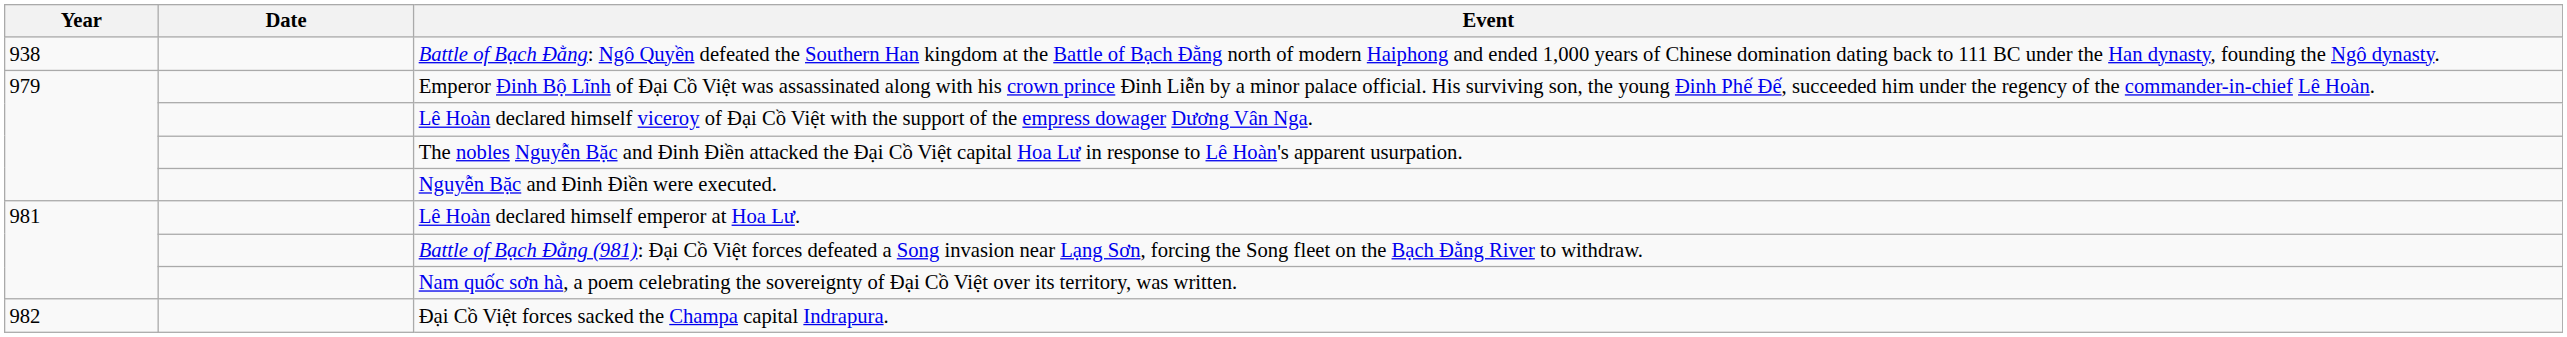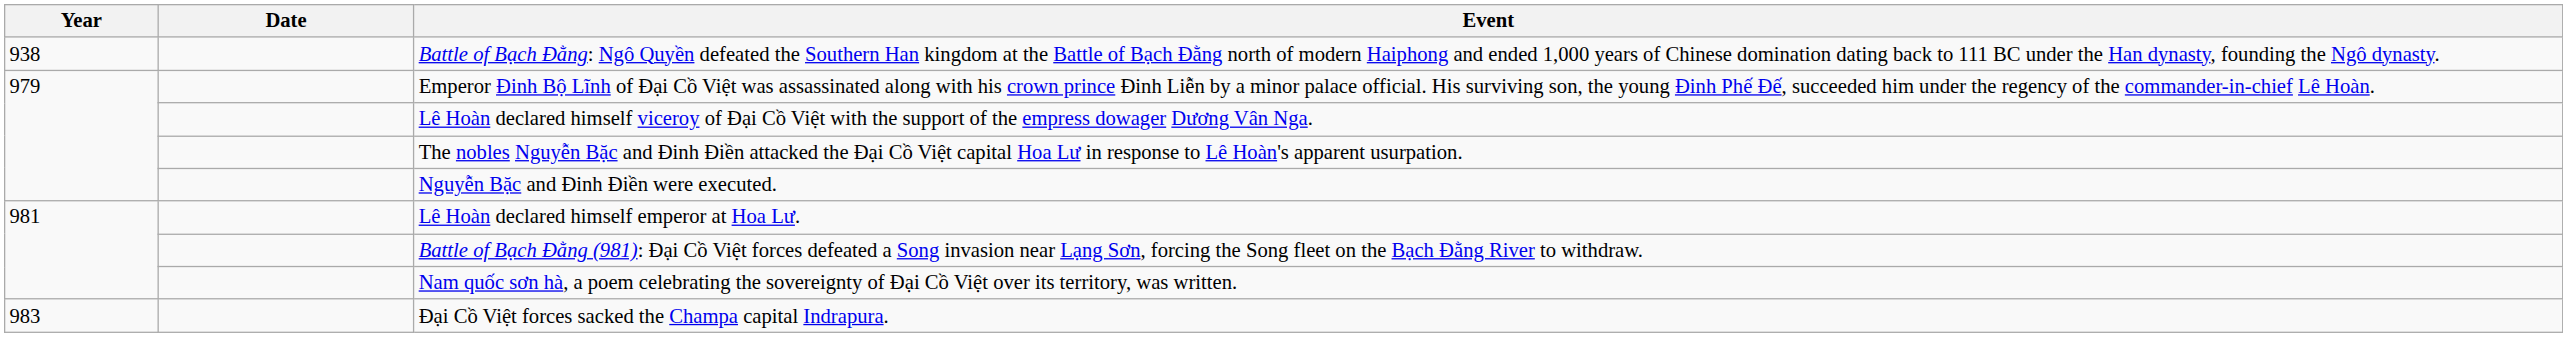(25, 315) 982 -> (25, 315) 983
